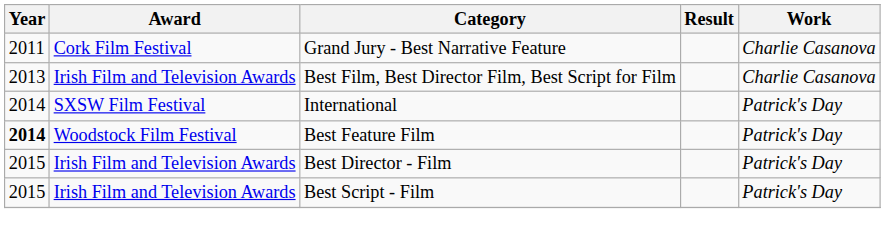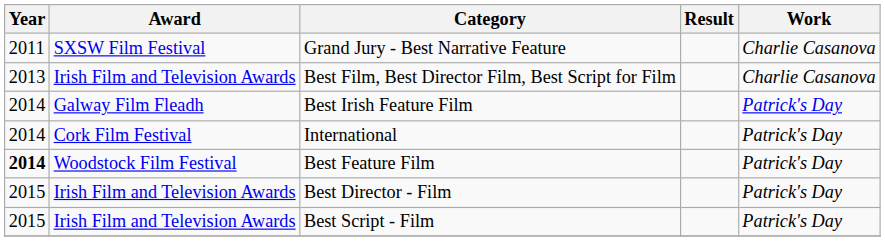(123, 47) Cork Film Festival -> (130, 47) SXSW Film Festival
+ row: (388, 105)
(130, 105) SXSW Film Festival -> (123, 134) Cork Film Festival
